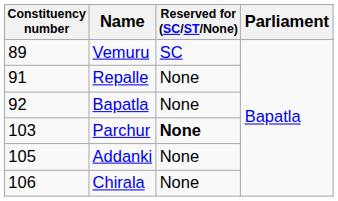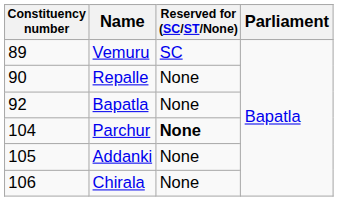(17, 78) 91 -> (17, 78) 90
(22, 130) 103 -> (22, 130) 104
